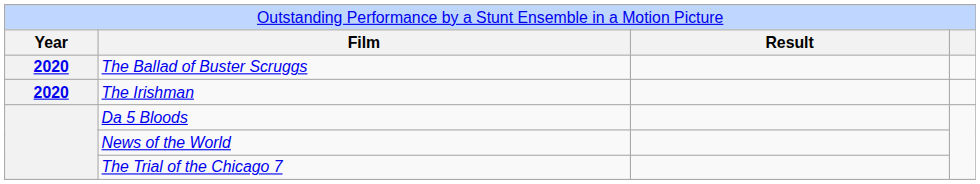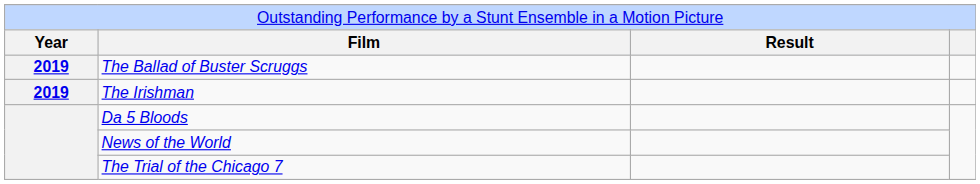(51, 68) 2020 -> (51, 68) 2019
(51, 93) 2020 -> (51, 93) 2019
